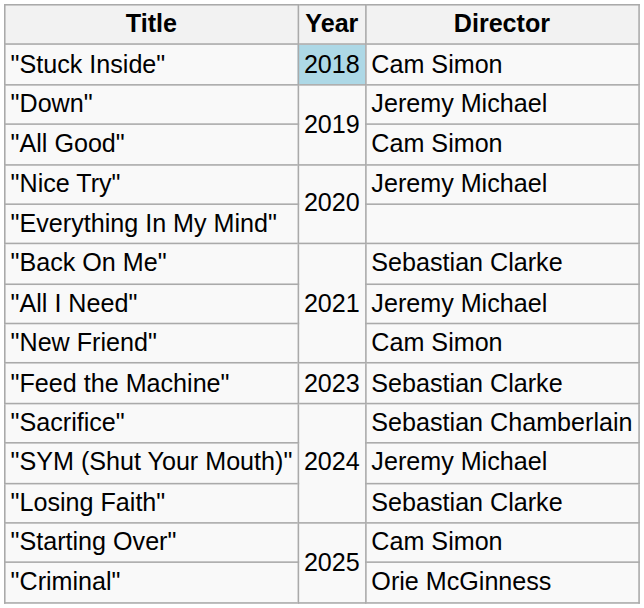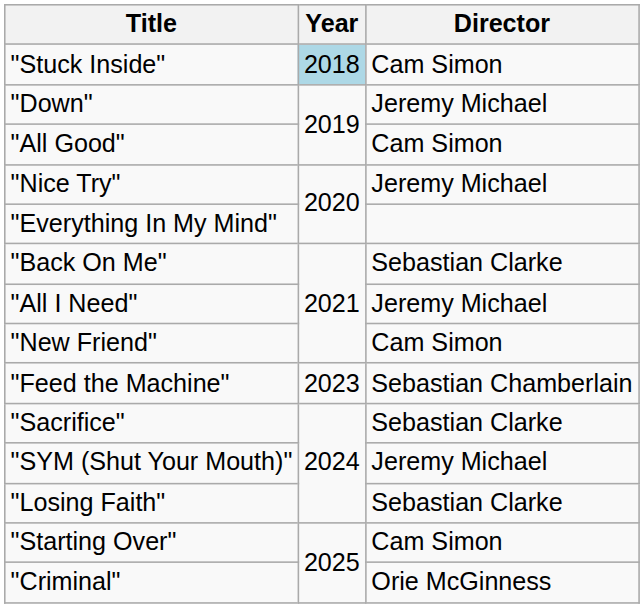(467, 382) Sebastian Clarke -> (502, 382) Sebastian Chamberlain
(502, 422) Sebastian Chamberlain -> (467, 422) Sebastian Clarke
